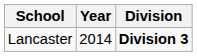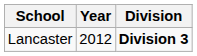(96, 39) 2014 -> (96, 39) 2012
